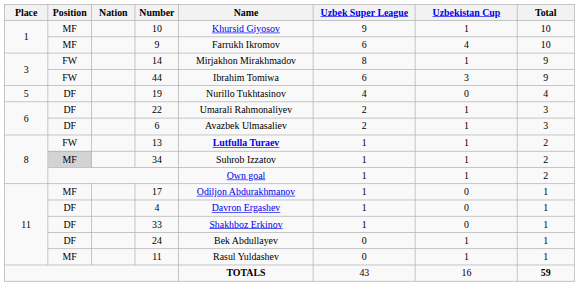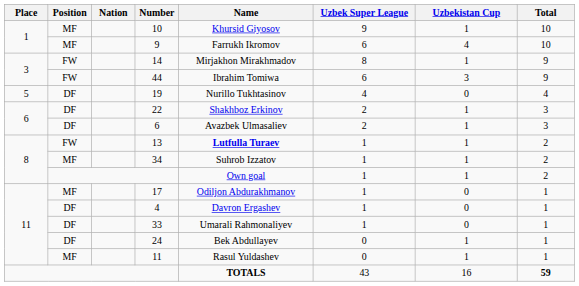(246, 110) Umarali Rahmonaliyev -> (246, 110) Shakhboz Erkinov
(70, 159) lightgrey background -> (70, 159) no background
(246, 224) Shakhboz Erkinov -> (246, 224) Umarali Rahmonaliyev
